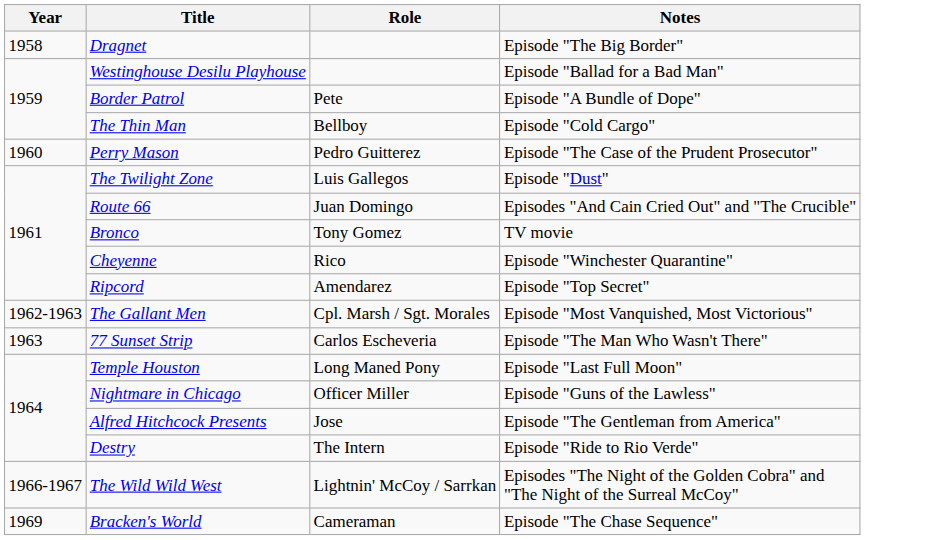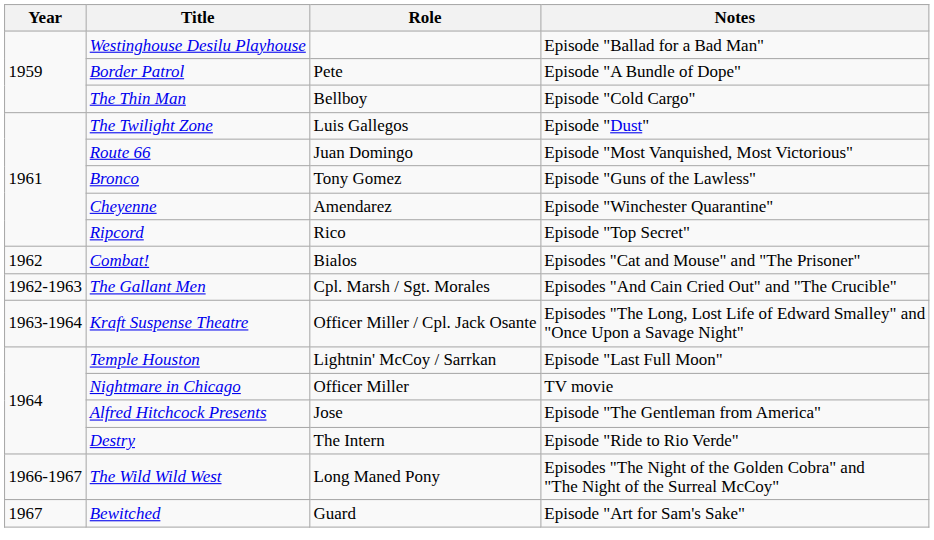- row: (118, 44)
- row: (134, 152)
(680, 206) Episodes "And Cain Cried Out" and "The Crucible" -> (699, 152) Episode "Most Vanquished, Most Victorious"
(538, 233) TV movie -> (650, 179) Episode "Guns of the Lawless"
(330, 260) Rico -> (353, 206) Amendarez
(353, 286) Amendarez -> (330, 233) Rico
+ row: (119, 260)
(658, 313) Episode "Most Vanquished, Most Victorious" -> (720, 286) Episodes "And Cain Cried Out" and "The Crucible"
- row: (141, 340)
+ row: (169, 323)
(377, 367) Long Maned Pony -> (405, 359) Lightnin' McCoy / Sarrkan
(610, 394) Episode "Guns of the Lawless" -> (579, 386) TV movie
(405, 484) Lightnin' McCoy / Sarrkan -> (377, 476) Long Maned Pony
+ row: (125, 513)
- row: (146, 521)
